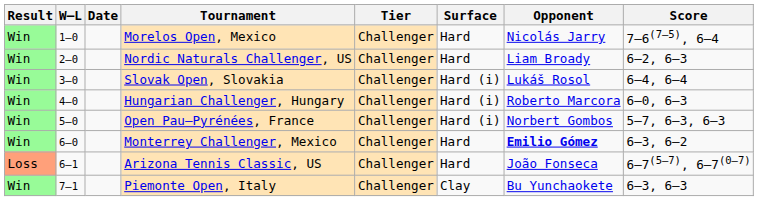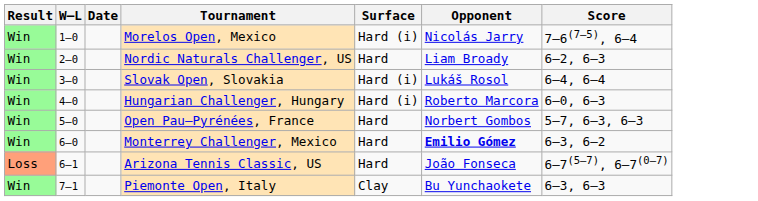- column: (396, 15)
(455, 37) Hard -> (388, 37) Hard (i)
(470, 121) Hard (i) -> (373, 121) Hard
